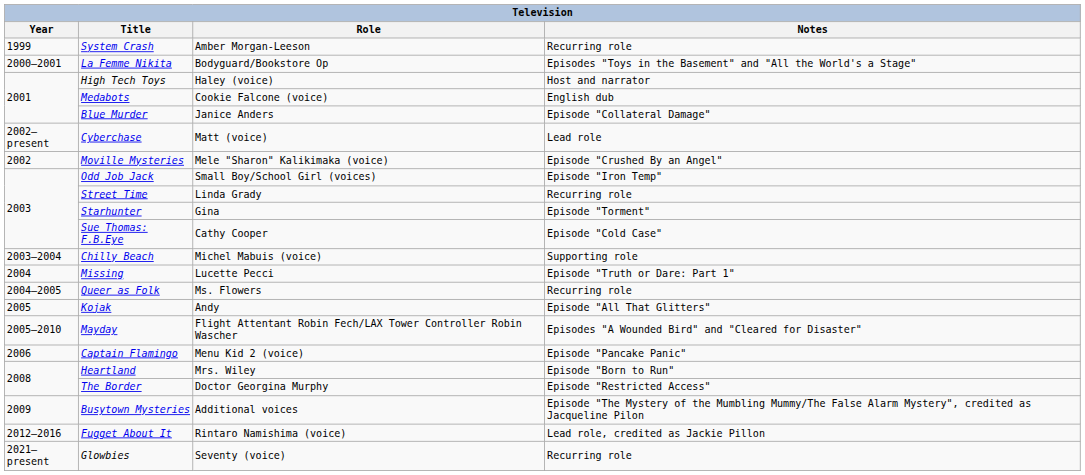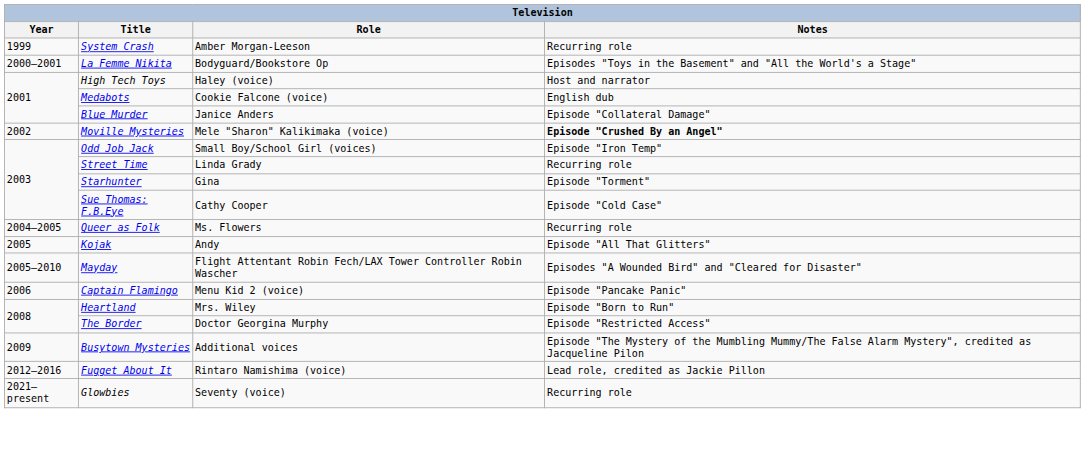- row: (111, 137)
(635, 160) normal -> (635, 131) bold
- row: (117, 256)
- row: (102, 273)
